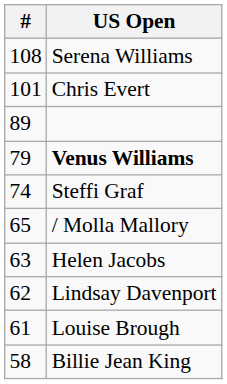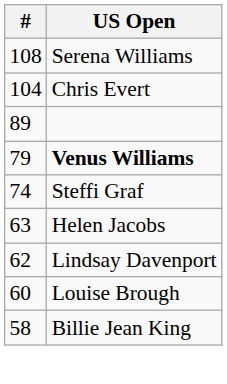(26, 89) 101 -> (26, 89) 104
- row: (120, 225)
(20, 327) 61 -> (20, 293) 60
